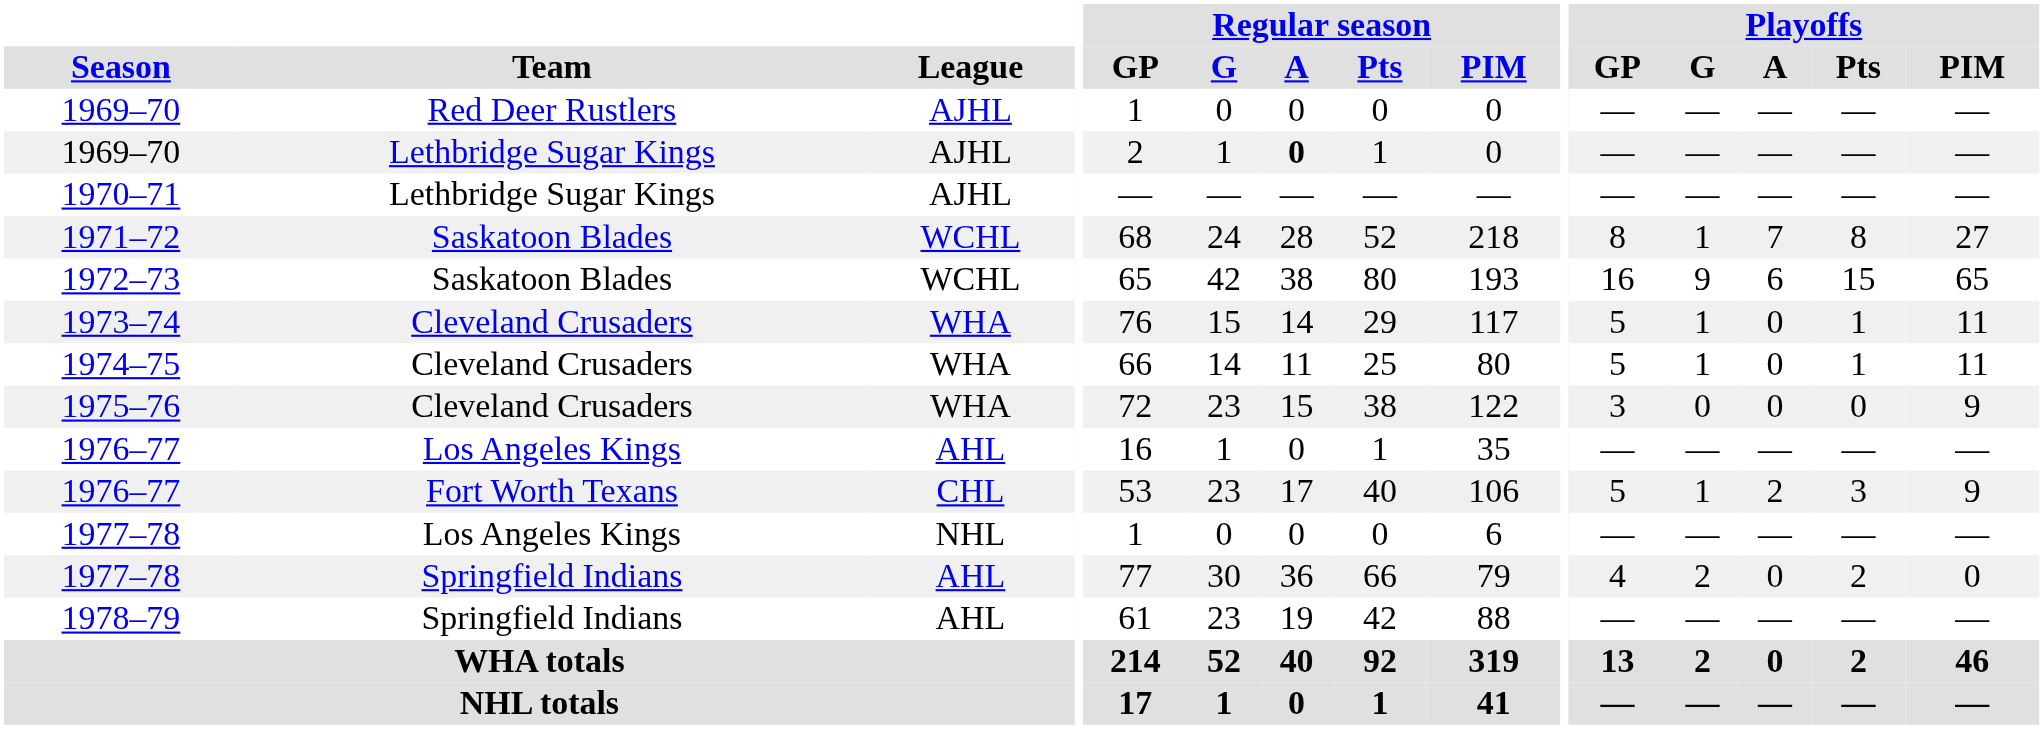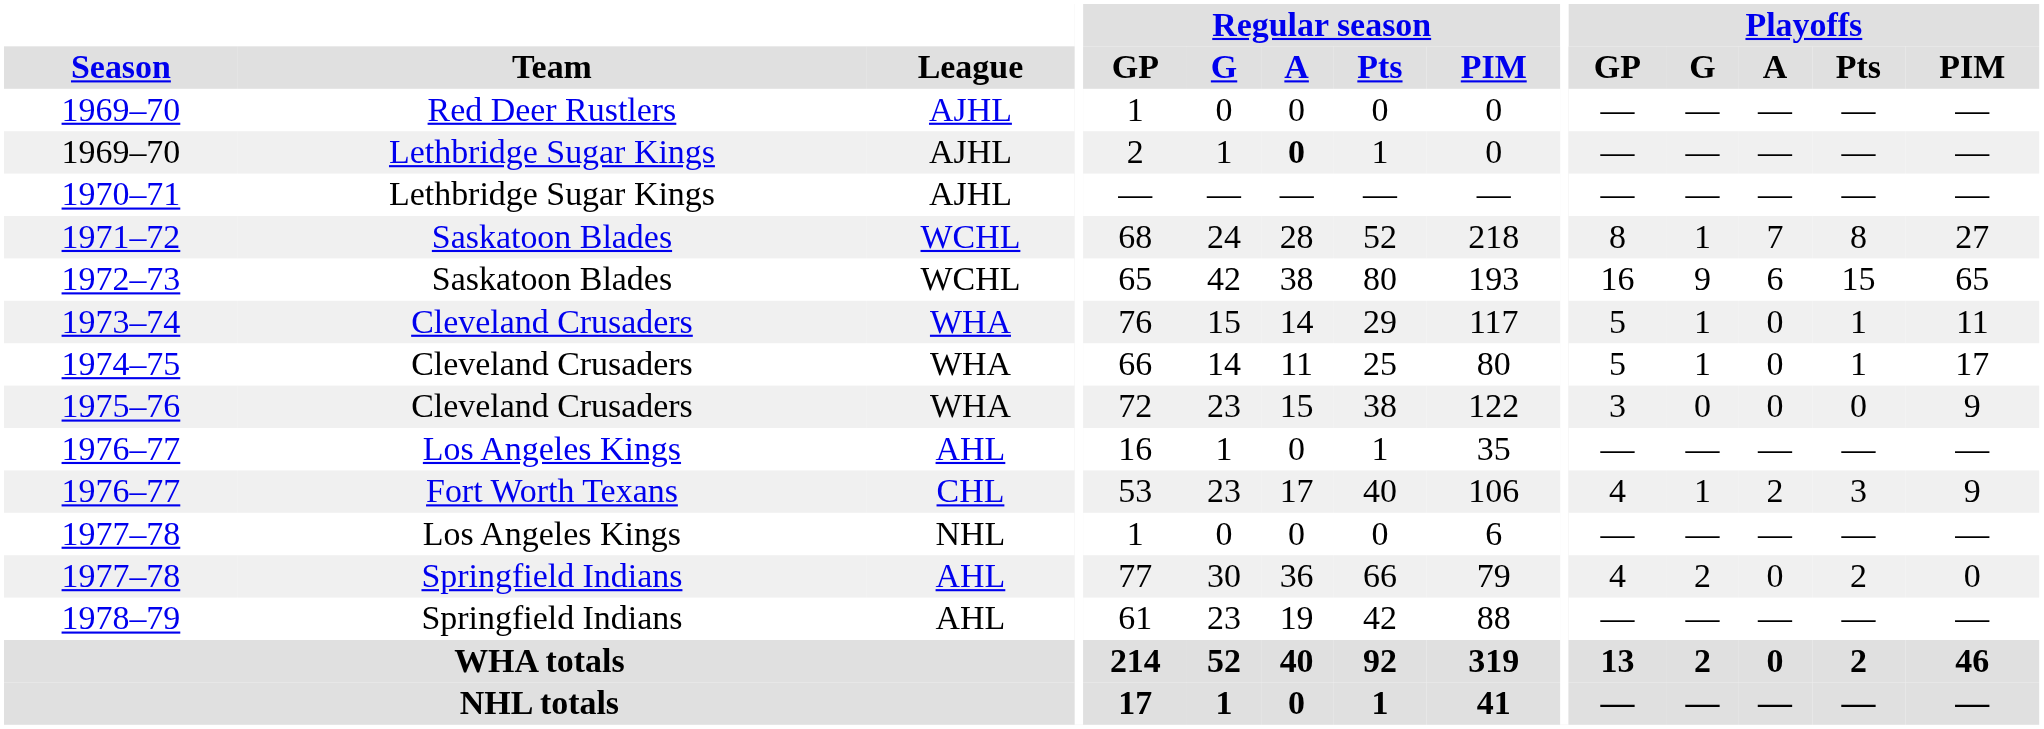(1972, 363) 11 -> (1972, 363) 17
(1617, 491) 5 -> (1617, 491) 4
